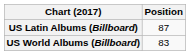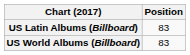(164, 27) 87 -> (164, 27) 83
